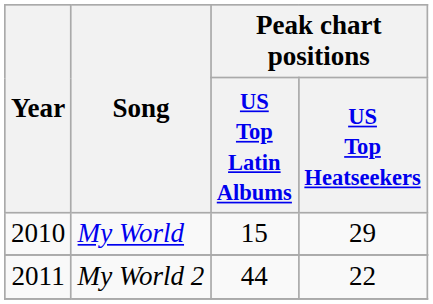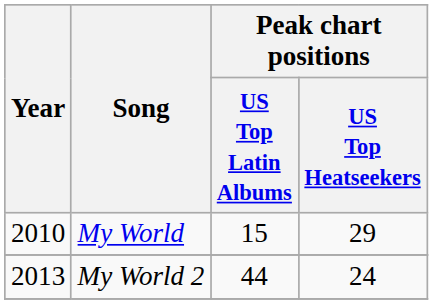(38, 276) 2011 -> (38, 276) 2013
(363, 276) 22 -> (363, 276) 24
